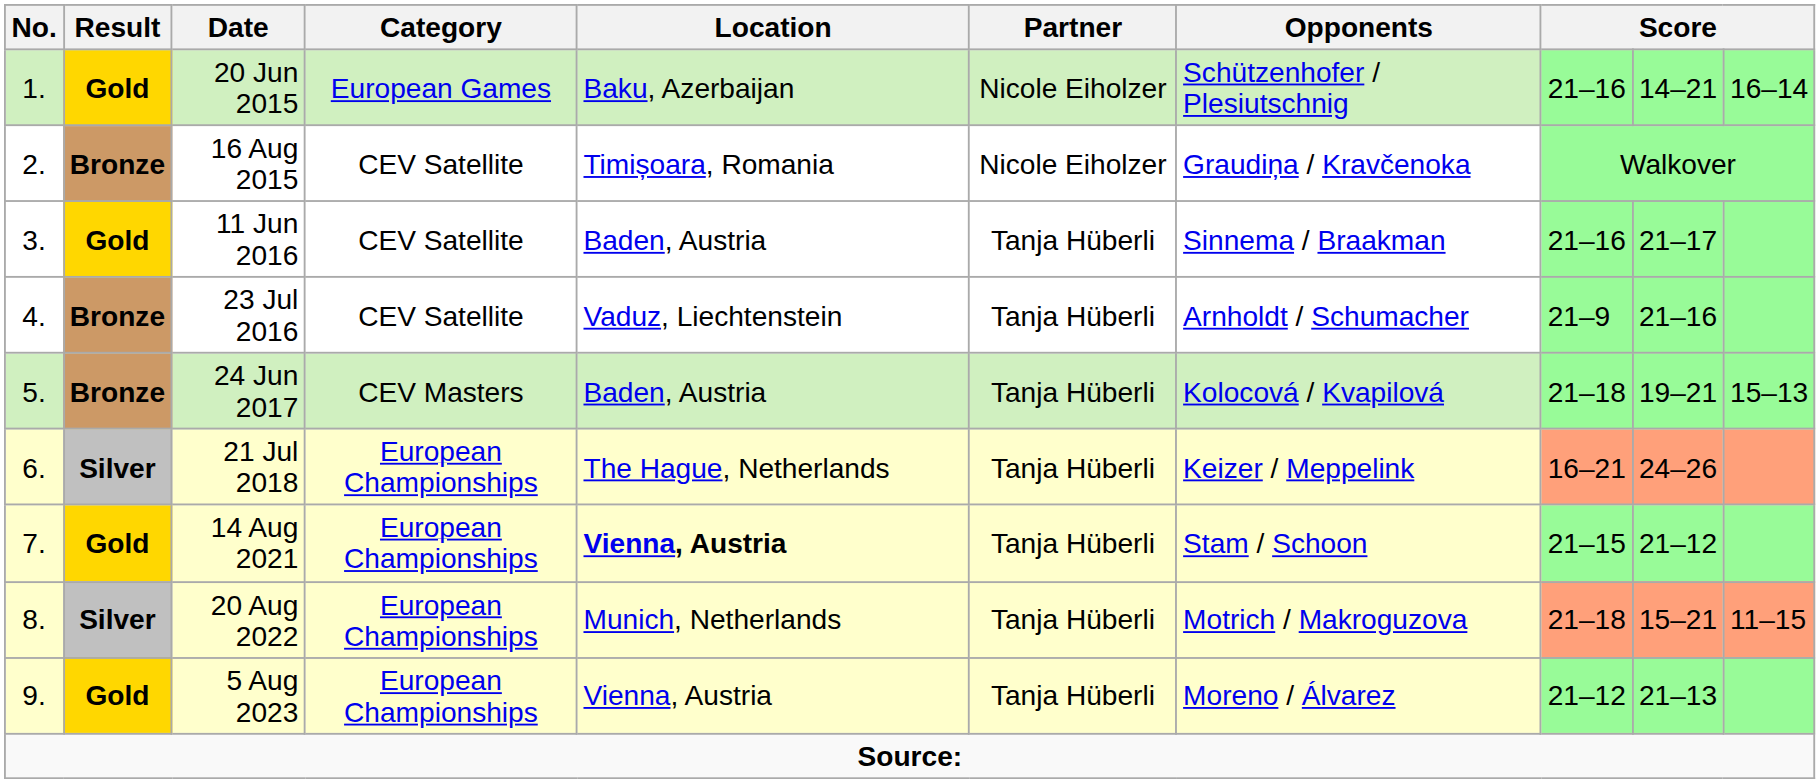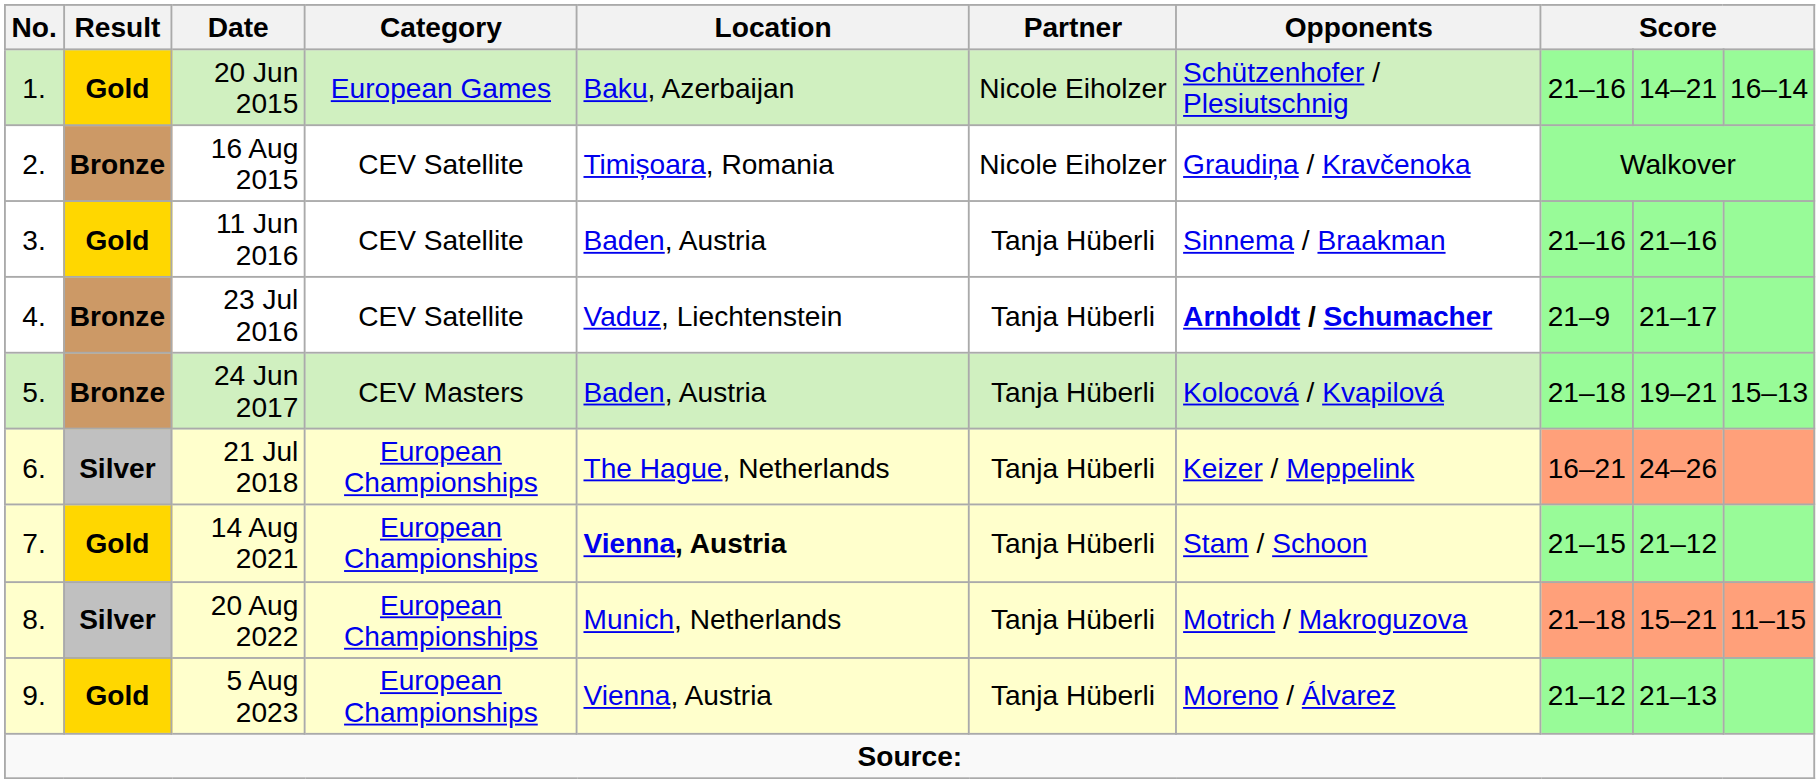(1678, 240) 21–17 -> (1678, 240) 21–16
(1326, 316) normal -> (1338, 316) bold
(1678, 316) 21–16 -> (1678, 316) 21–17
